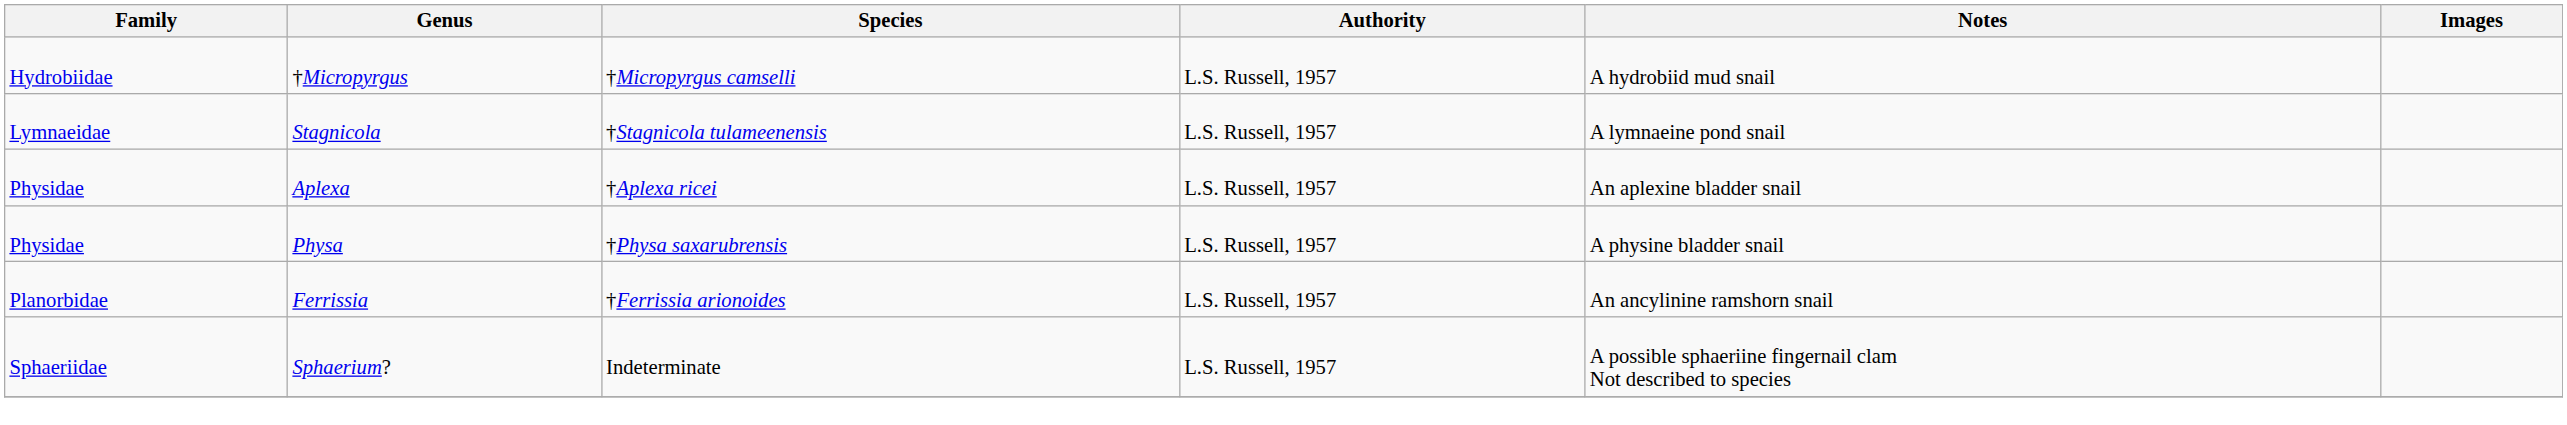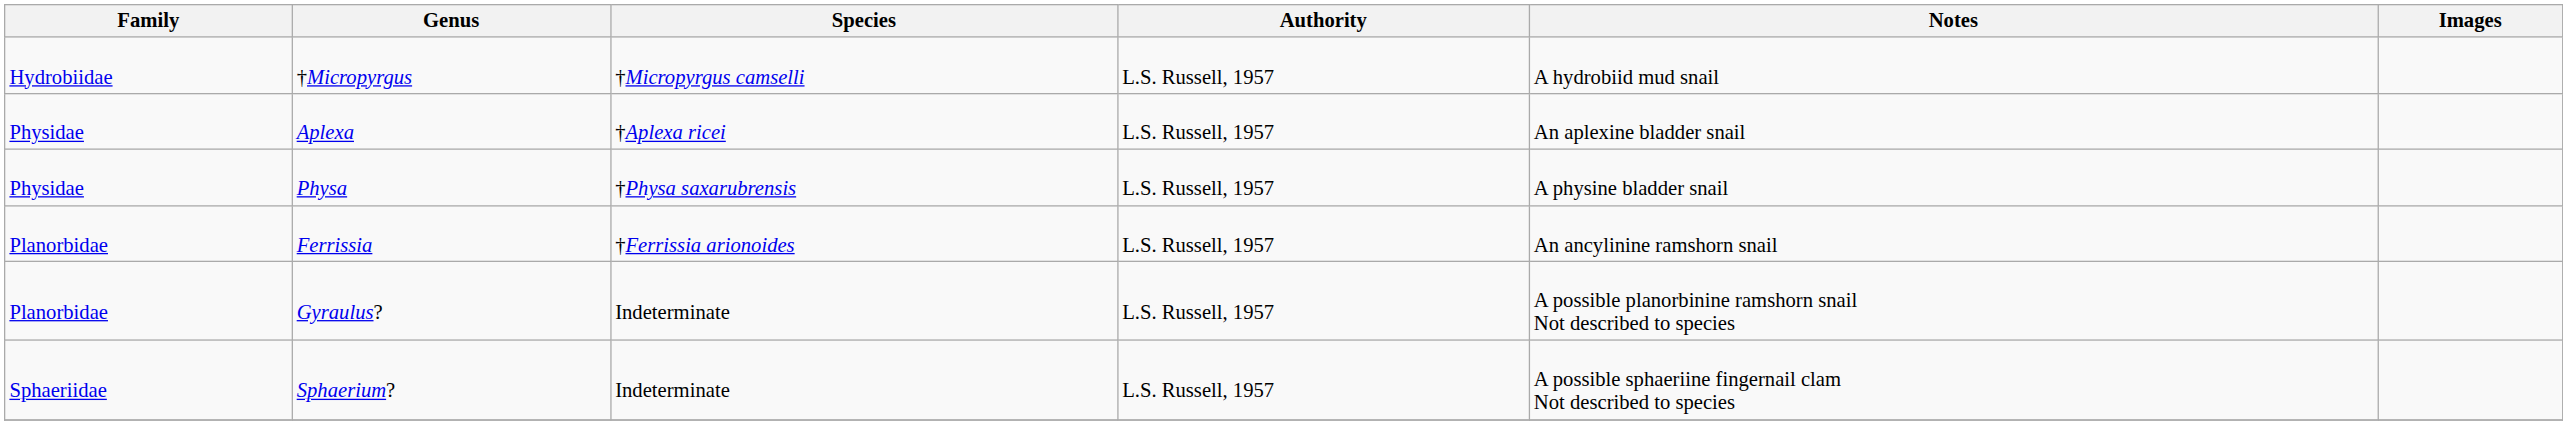- row: (337, 132)
+ row: (340, 312)
